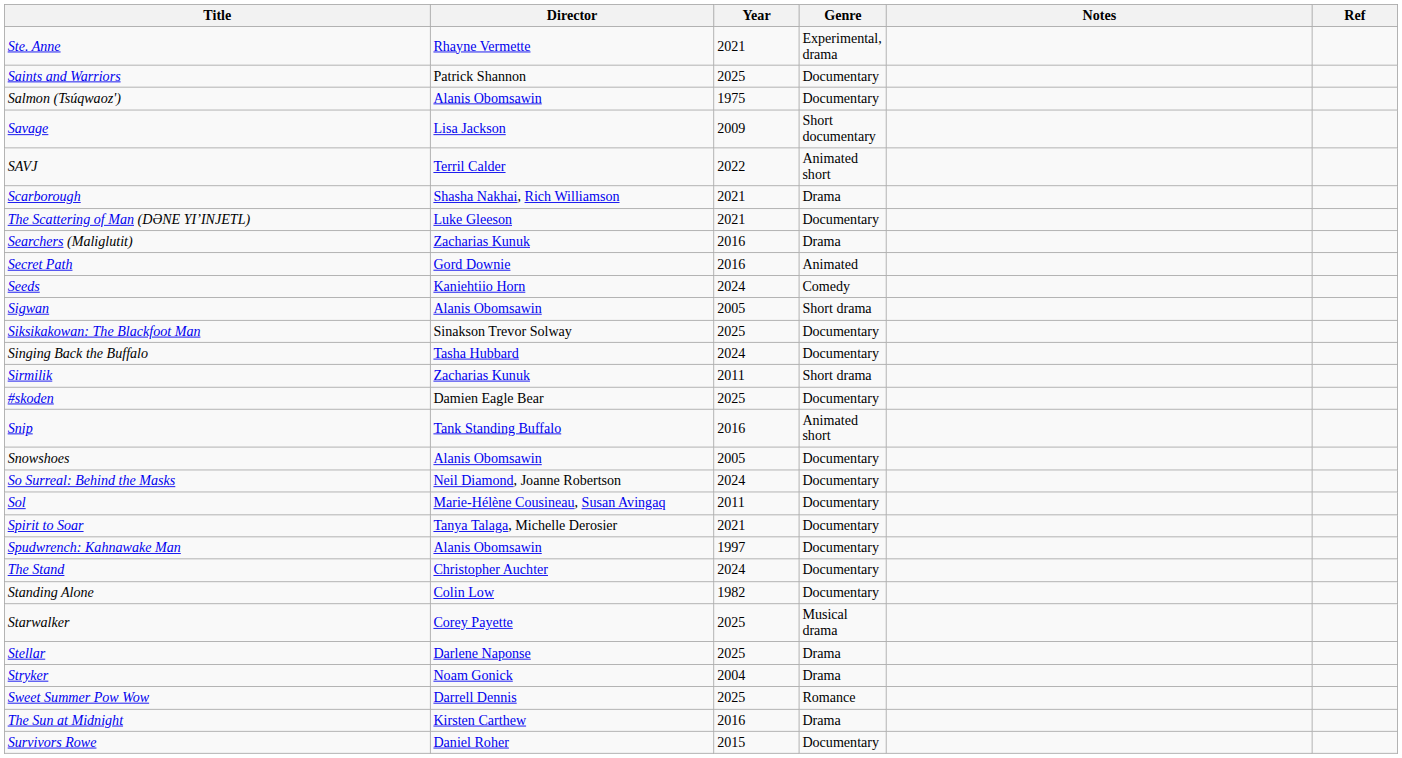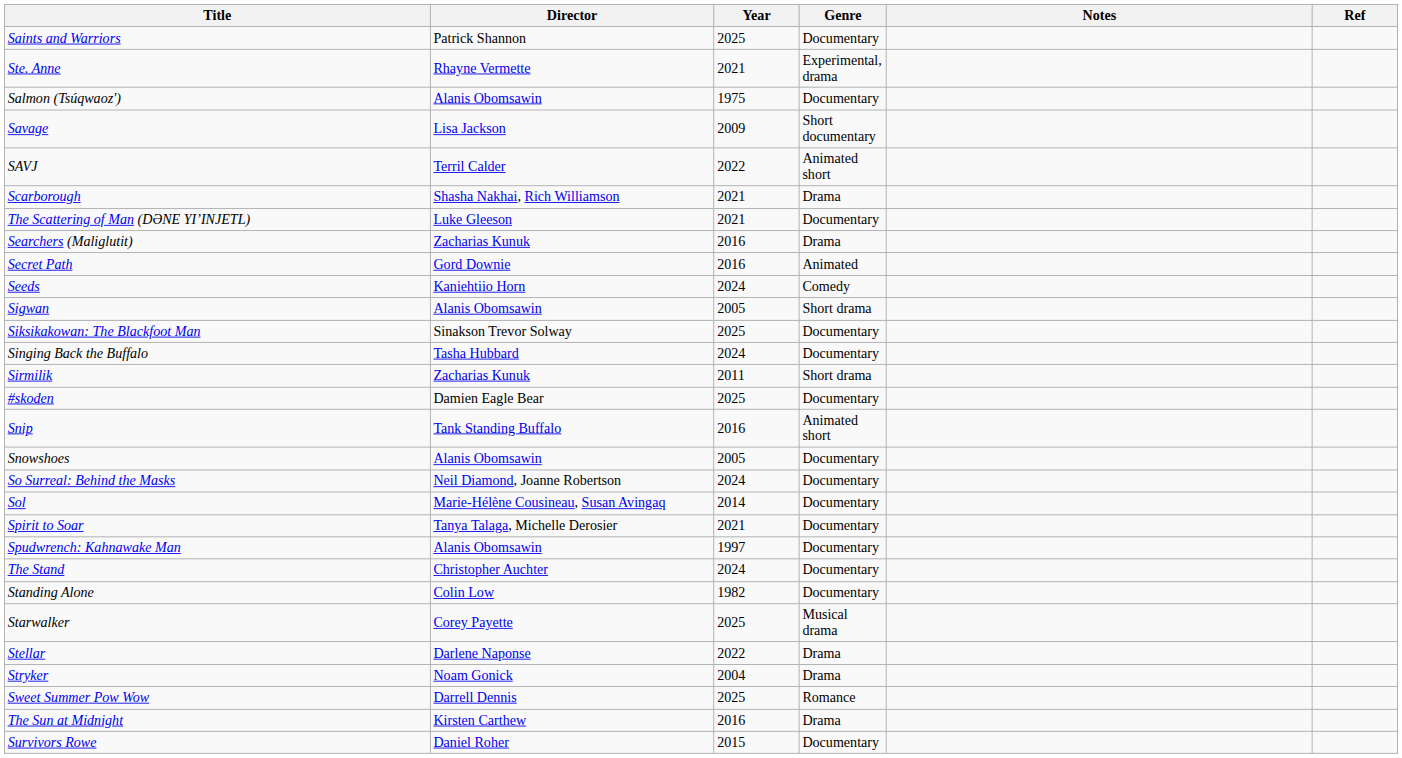rows swapped: (34, 45) <-> (64, 76)
(731, 503) 2011 -> (731, 503) 2014
(731, 653) 2025 -> (731, 653) 2022
